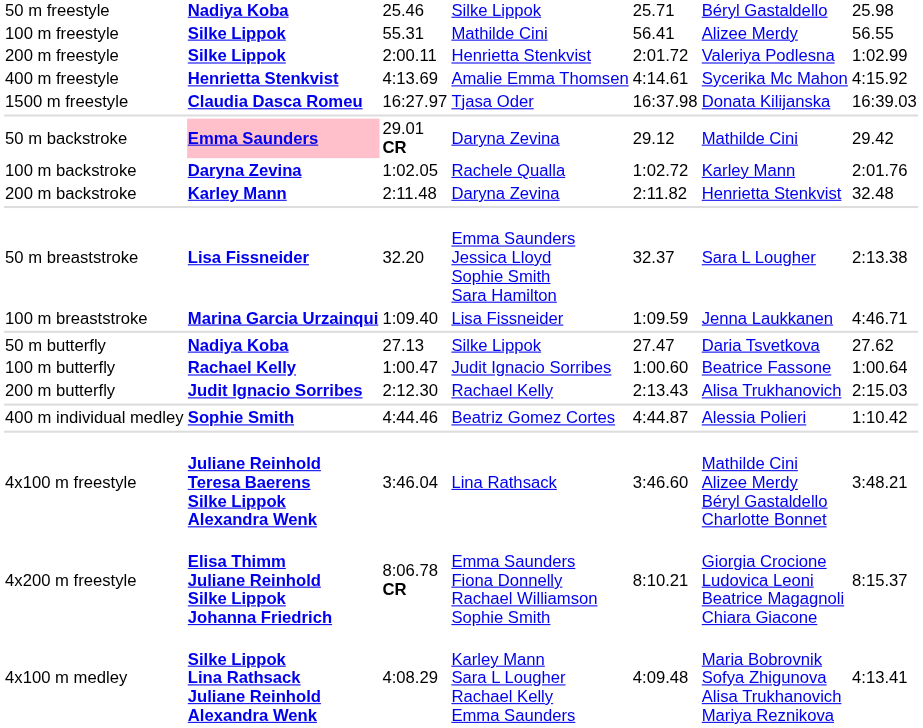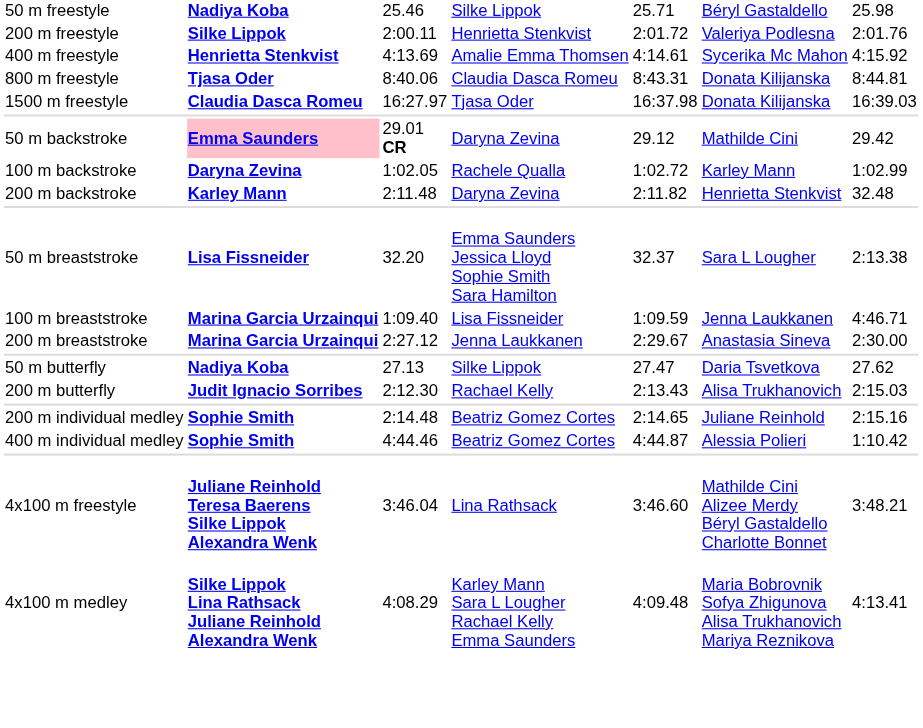- row: (62, 33)
(880, 56) 1:02.99 -> (880, 33) 2:01.76
+ row: (62, 79)
(880, 170) 2:01.76 -> (880, 170) 1:02.99
+ row: (76, 341)
- row: (60, 368)
+ row: (94, 418)
- row: (71, 580)
